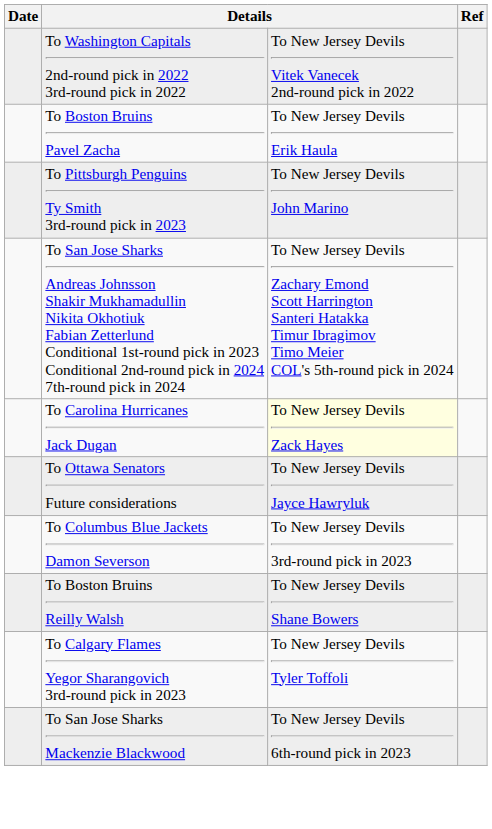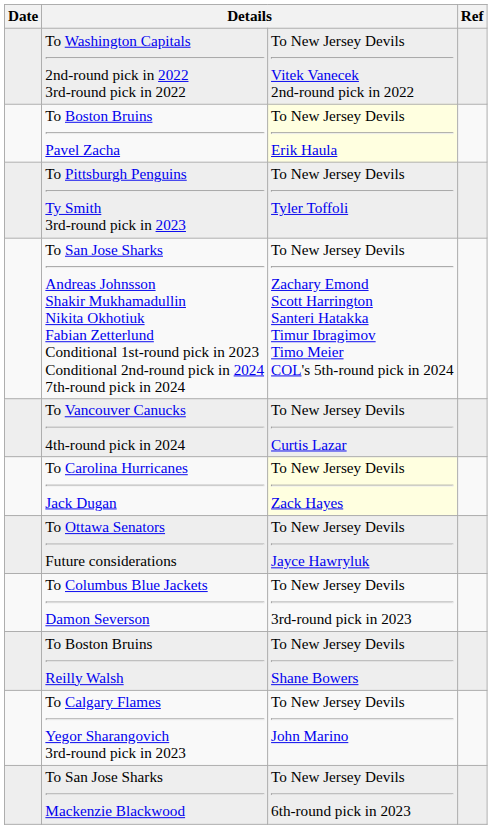(362, 133) no background -> (362, 133) lightyellow background
(362, 191) To New Jersey Devils John Marino -> (362, 191) To New Jersey Devils Tyler Toffoli
+ row: (155, 427)
(362, 661) To New Jersey Devils Tyler Toffoli -> (362, 719) To New Jersey Devils John Marino
